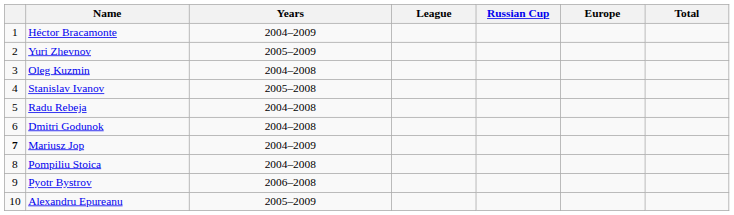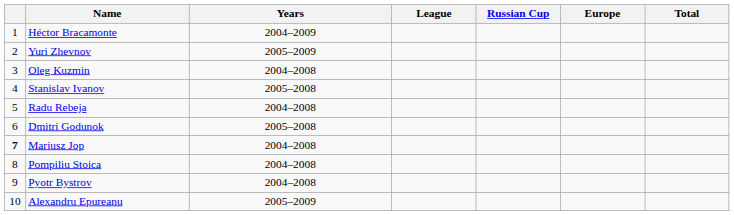(290, 126) 2004–2008 -> (290, 126) 2005–2008
(290, 145) 2004–2009 -> (290, 145) 2004–2008
(290, 183) 2006–2008 -> (290, 183) 2004–2008
